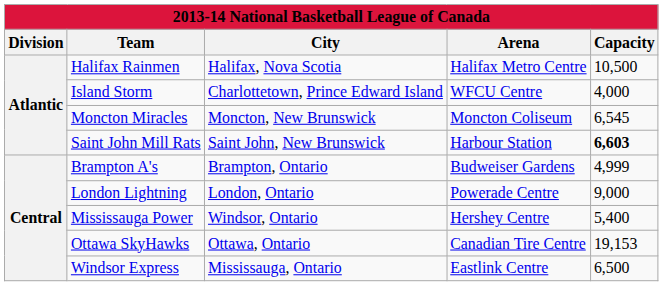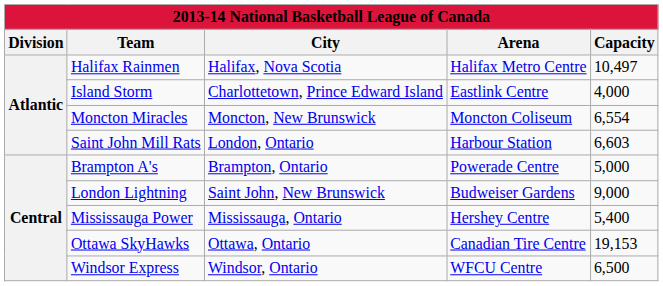(616, 67) 10,500 -> (616, 67) 10,497
(496, 92) WFCU Centre -> (499, 92) Eastlink Centre
(612, 117) 6,545 -> (612, 117) 6,554
(296, 142) Saint John, New Brunswick -> (261, 142) London, Ontario
(612, 142) bold -> (612, 142) normal
(512, 167) Budweiser Gardens -> (505, 167) Powerade Centre
(612, 167) 4,999 -> (612, 167) 5,000
(261, 192) London, Ontario -> (296, 192) Saint John, New Brunswick
(505, 192) Powerade Centre -> (512, 192) Budweiser Gardens
(263, 218) Windsor, Ontario -> (275, 218) Mississauga, Ontario
(275, 268) Mississauga, Ontario -> (263, 268) Windsor, Ontario
(499, 268) Eastlink Centre -> (496, 268) WFCU Centre
